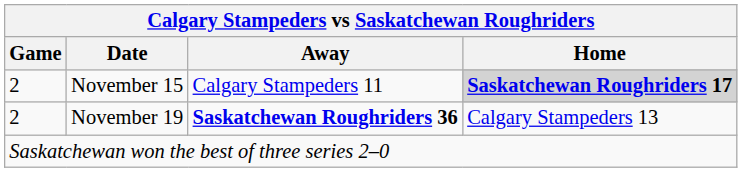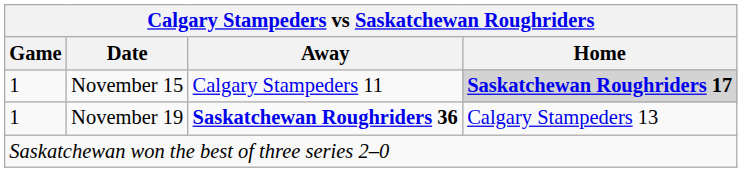(14, 85) 2 -> (14, 85) 1
(14, 118) 2 -> (14, 118) 1
